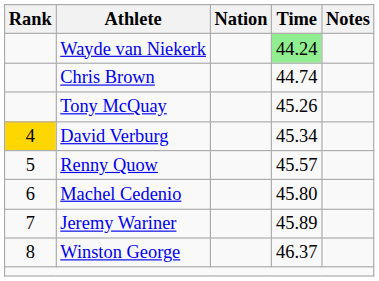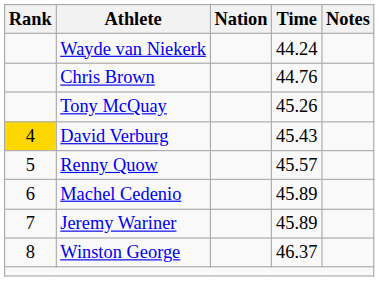(297, 48) lightgreen background -> (297, 48) no background
(297, 77) 44.74 -> (297, 77) 44.76
(297, 135) 45.34 -> (297, 135) 45.43
(297, 194) 45.80 -> (297, 194) 45.89
